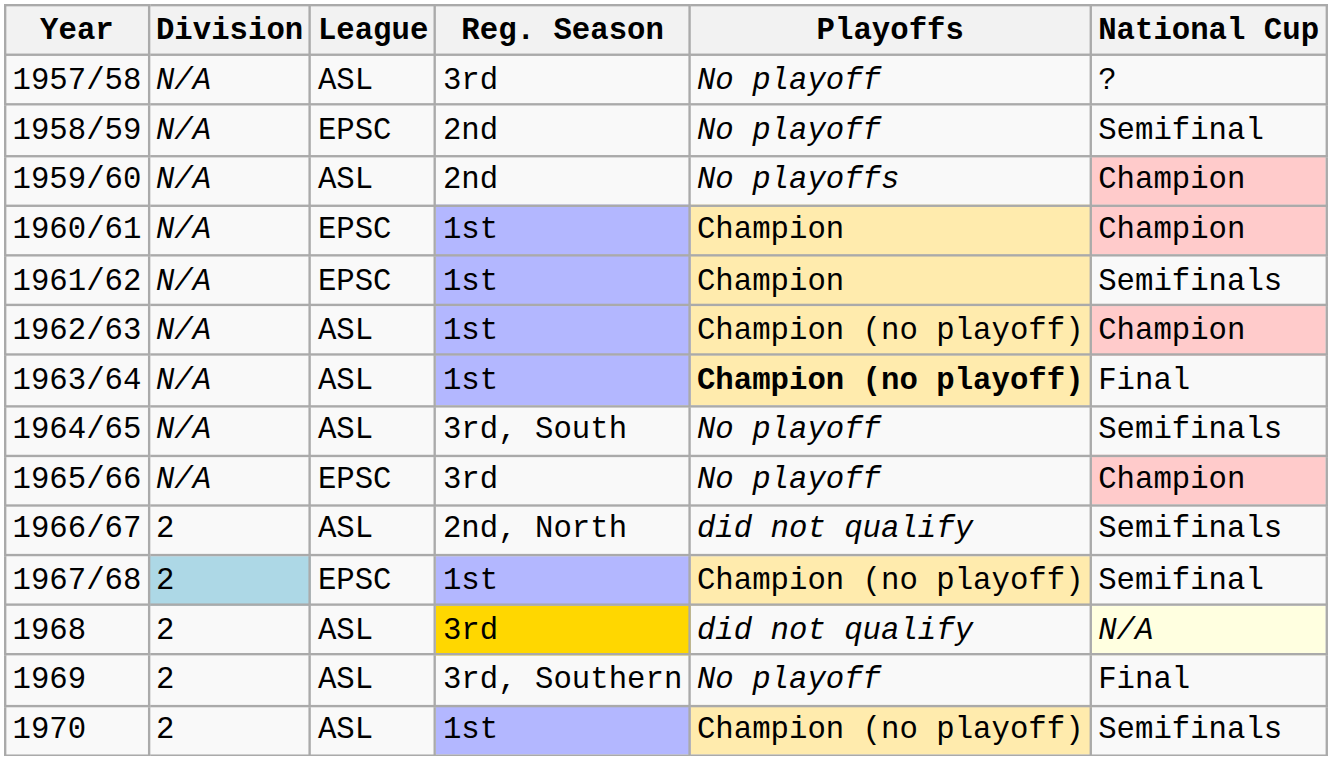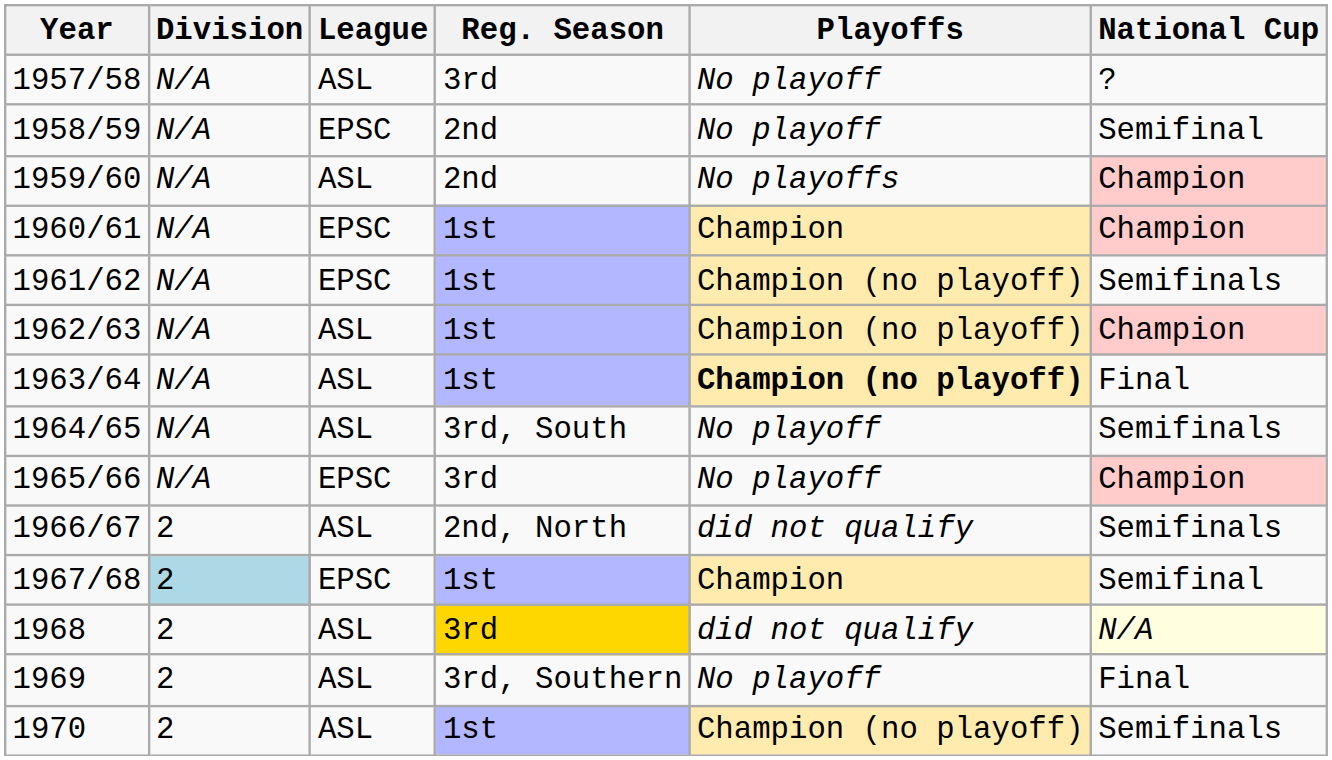(771, 280) Champion -> (890, 280) Champion (no playoff)
(890, 580) Champion (no playoff) -> (771, 580) Champion
